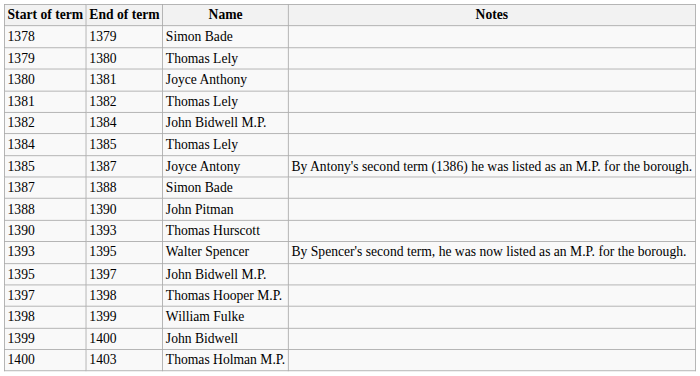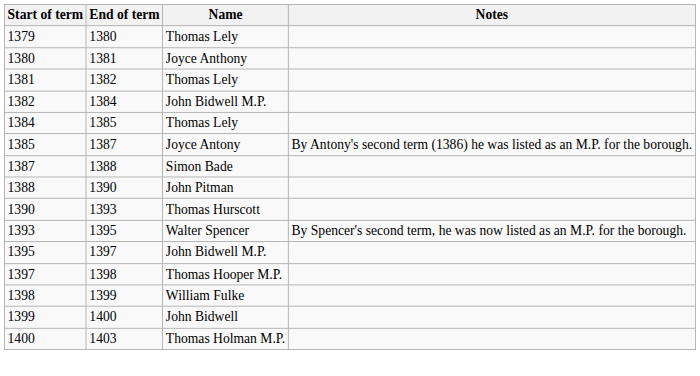- row: (21, 36)
